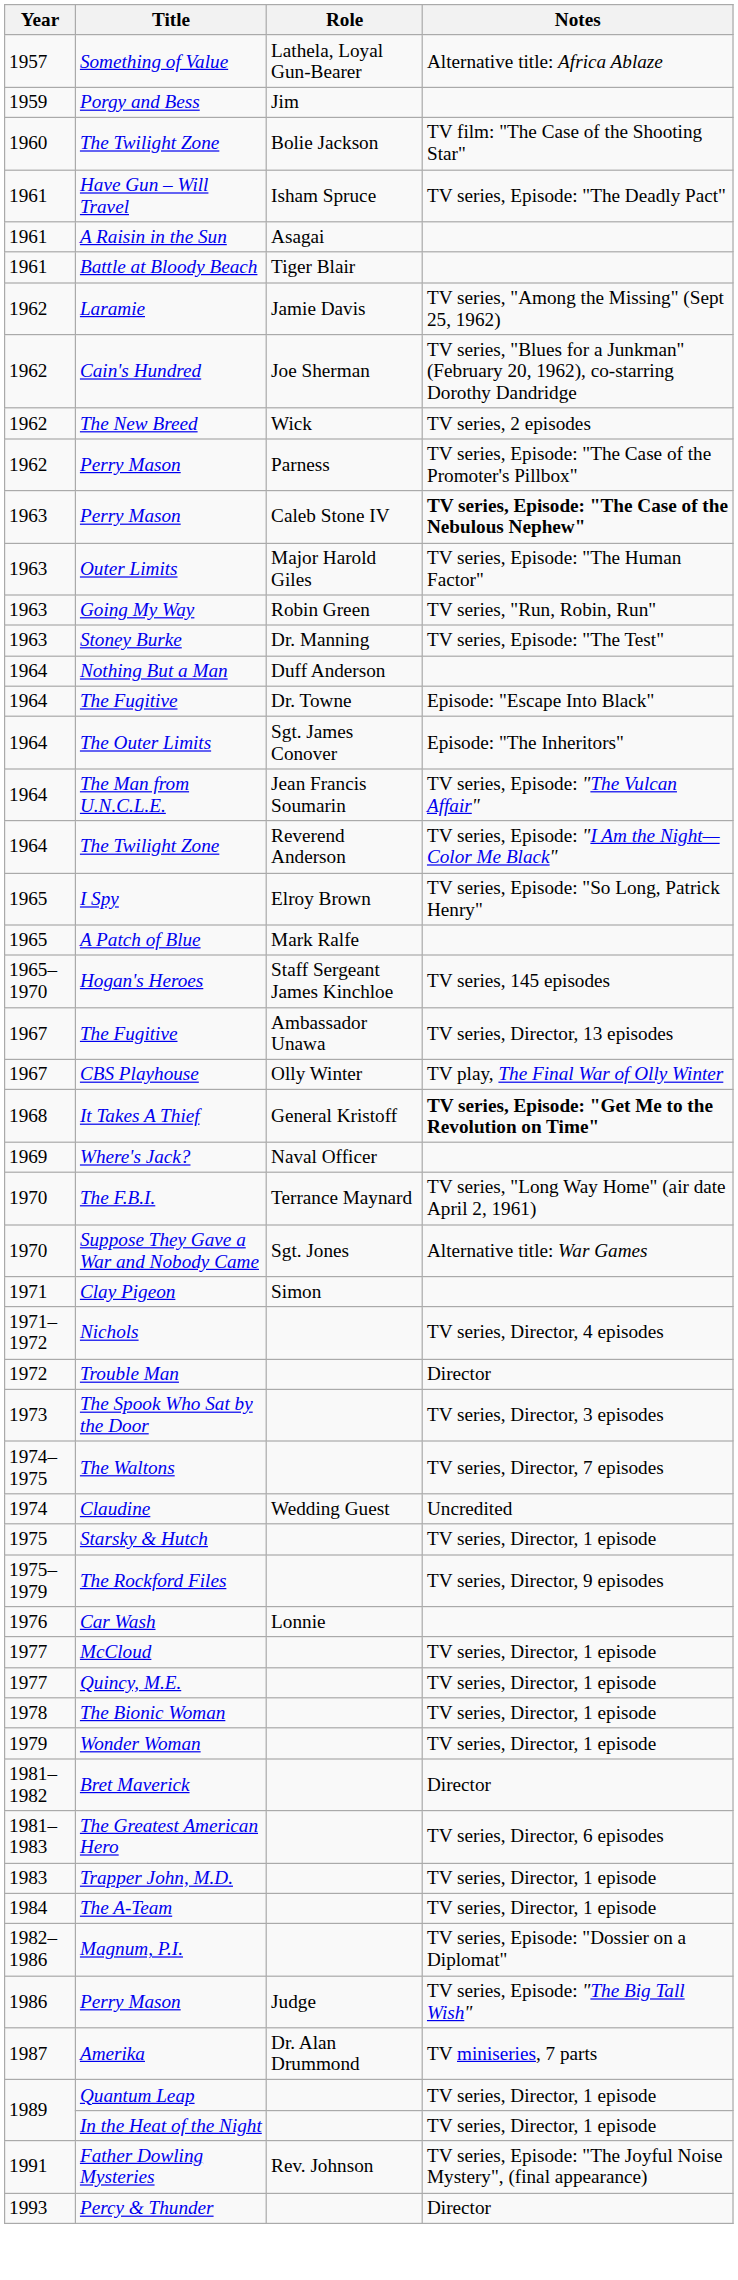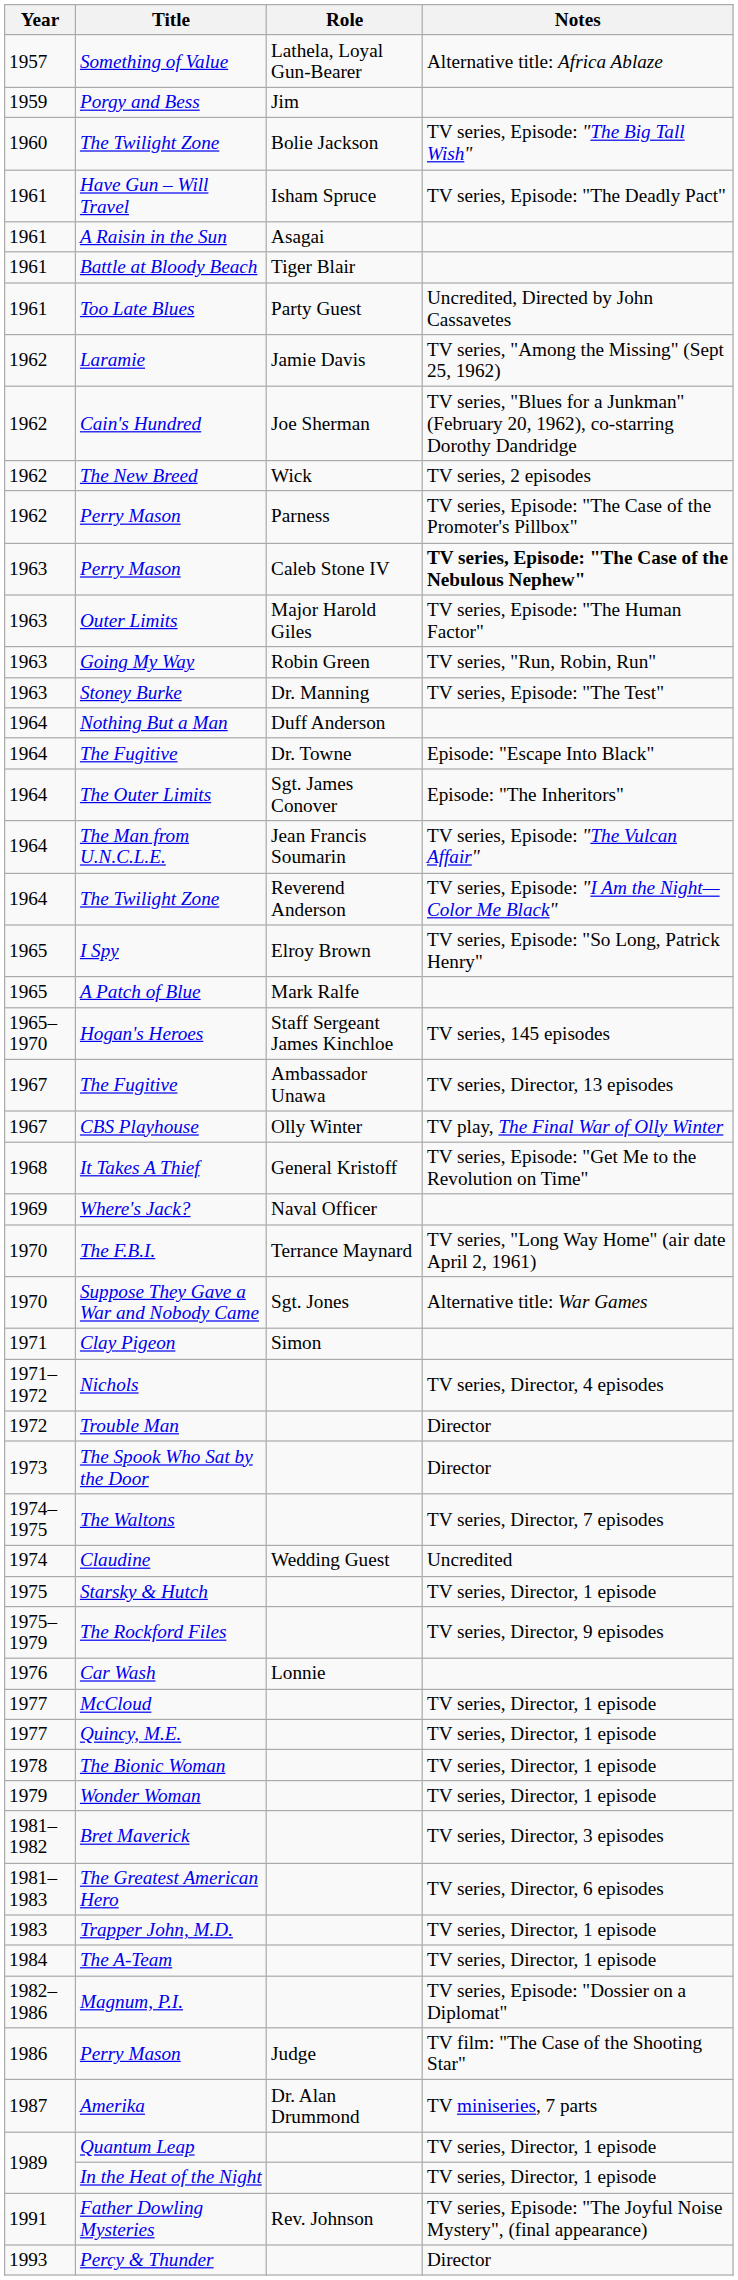(565, 143) TV film: "The Case of the Shooting Star" -> (556, 143) TV series, Episode: "The Big Tall Wish"
+ row: (137, 308)
(570, 1115) bold -> (562, 1167) normal
(545, 1415) TV series, Director, 3 episodes -> (459, 1467) Director
(459, 1784) Director -> (545, 1836) TV series, Director, 3 episodes
(556, 2001) TV series, Episode: "The Big Tall Wish" -> (565, 2053) TV film: "The Case of the Shooting Star"
